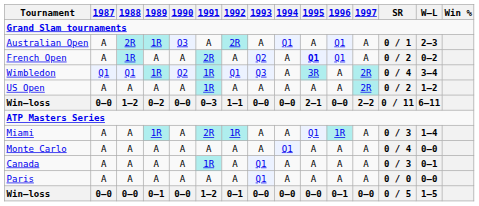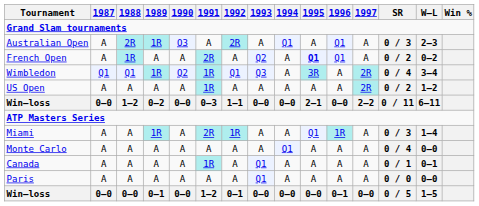(398, 42) 0 / 1 -> (398, 42) 0 / 3
(398, 163) 0 / 3 -> (398, 163) 0 / 1
